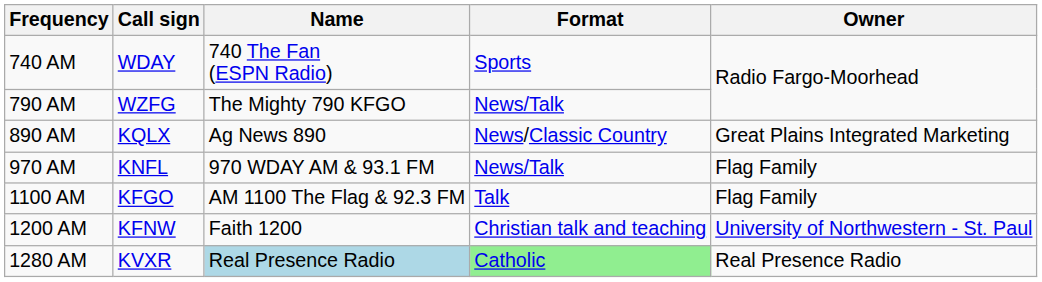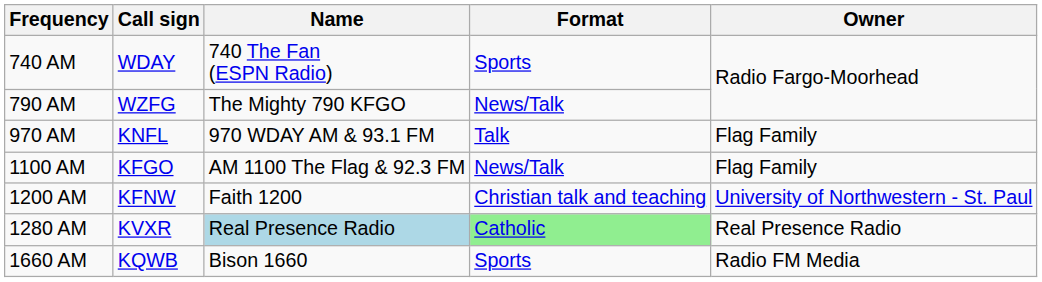- row: (43, 135)
(519, 167) News/Talk -> (492, 135) Talk
(492, 198) Talk -> (519, 167) News/Talk
+ row: (48, 260)
